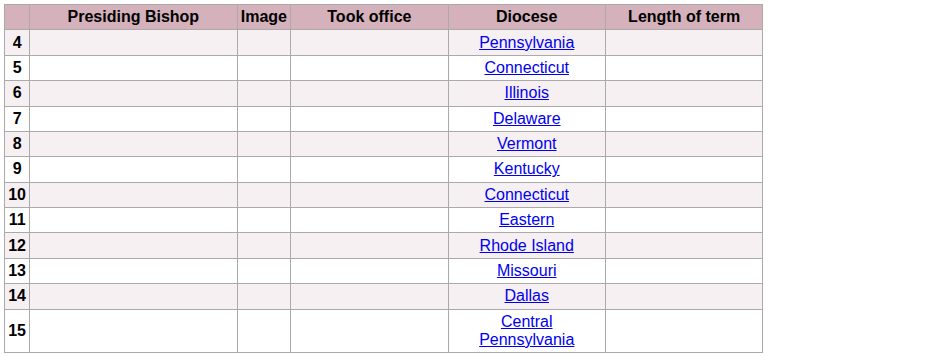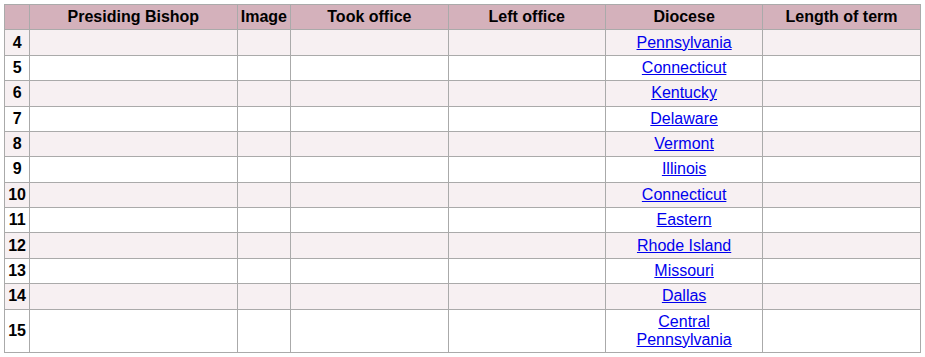+ column: (527, 17)
(527, 93) Illinois -> (684, 93) Kentucky
(527, 169) Kentucky -> (684, 169) Illinois
